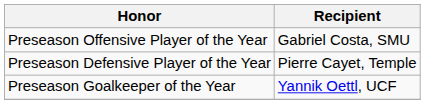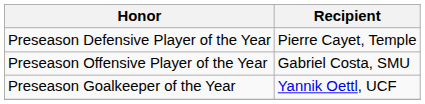rows swapped: (138, 39) <-> (139, 63)
